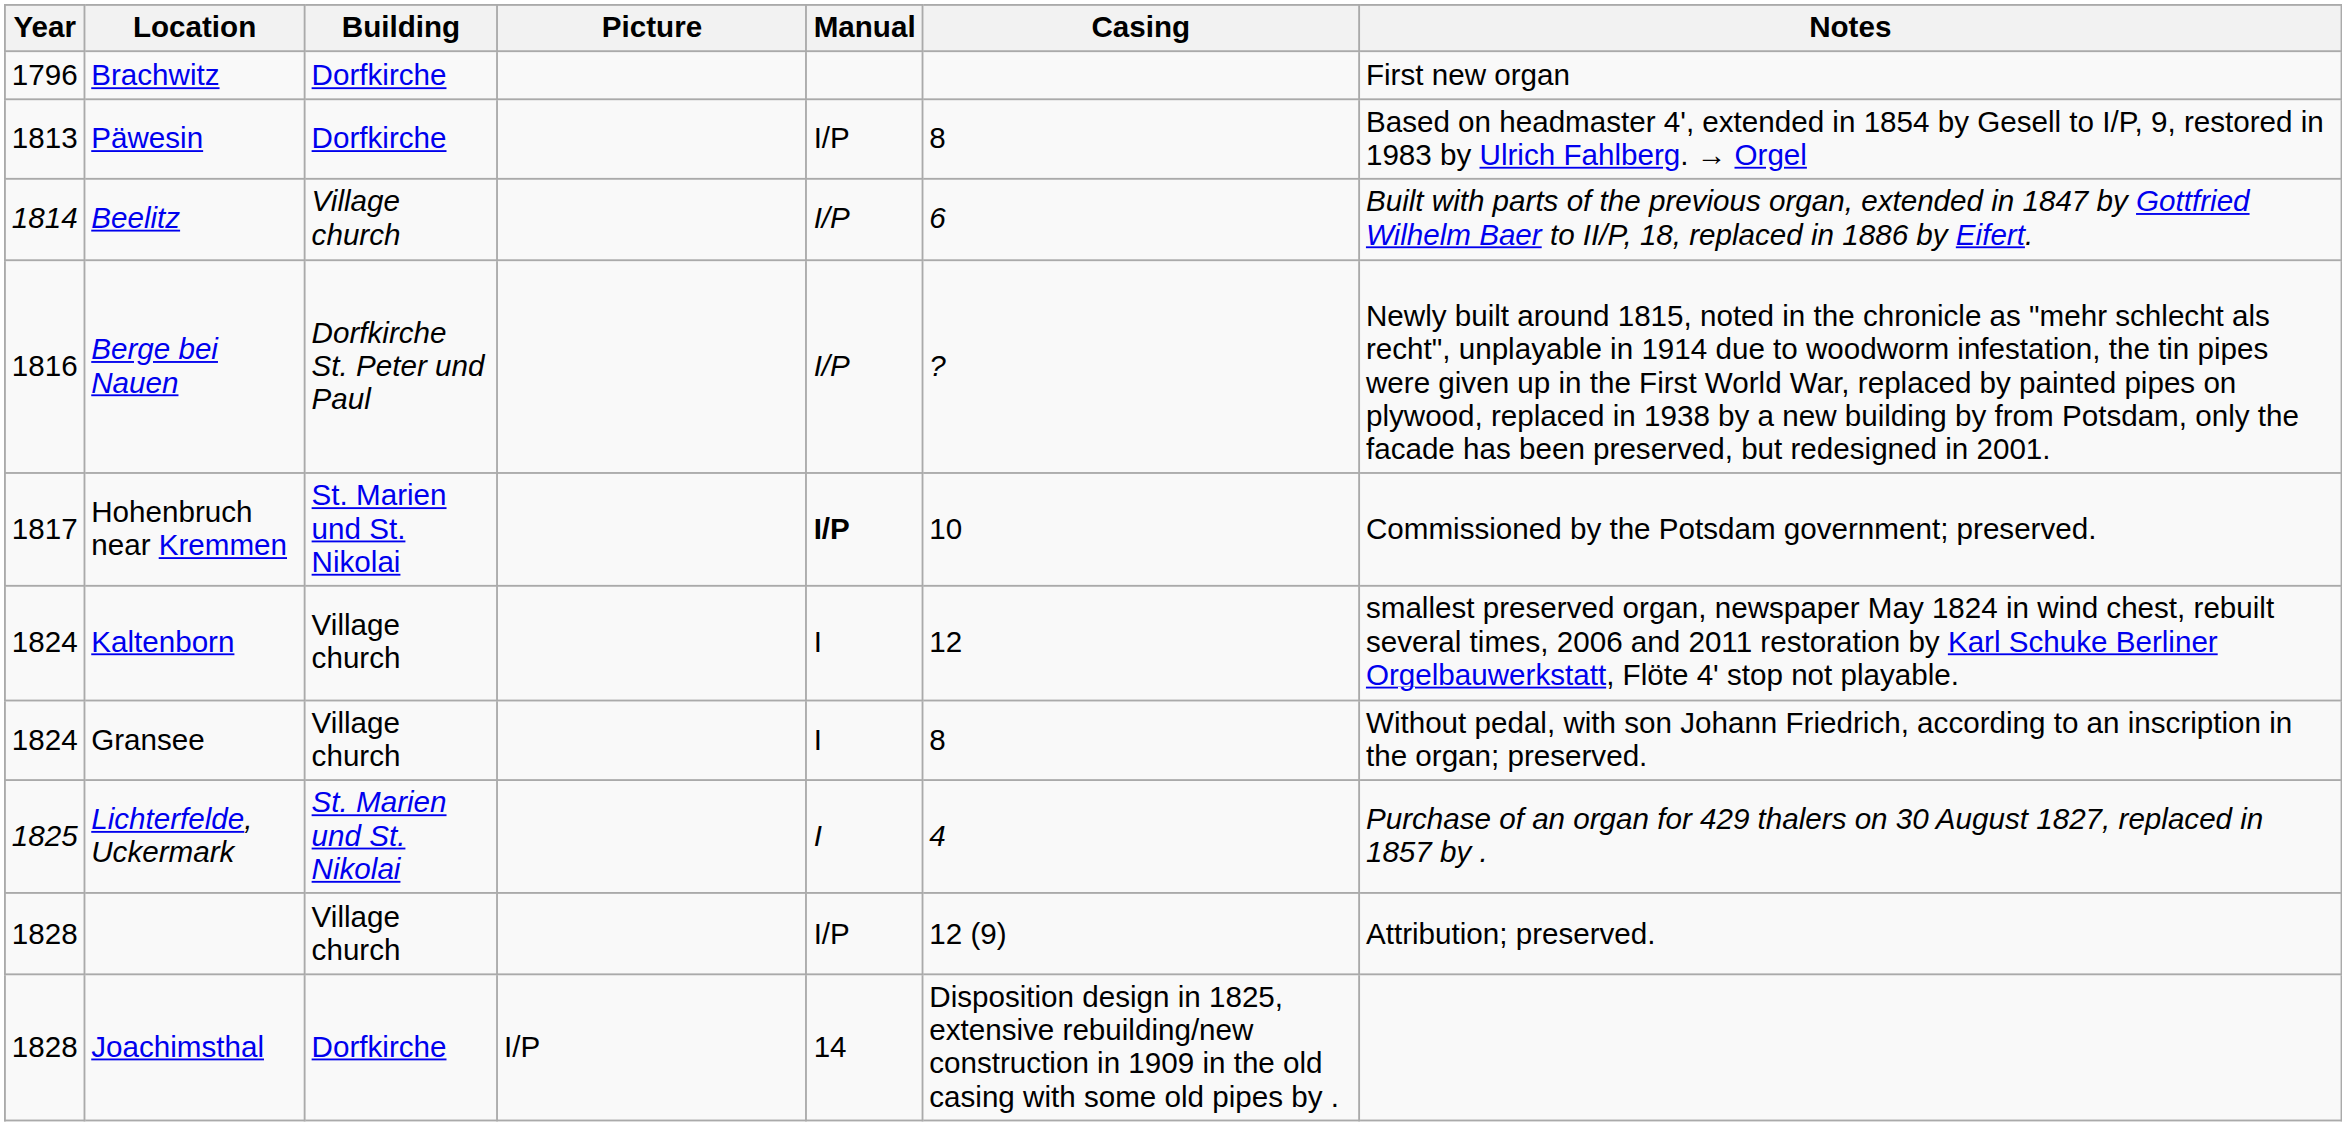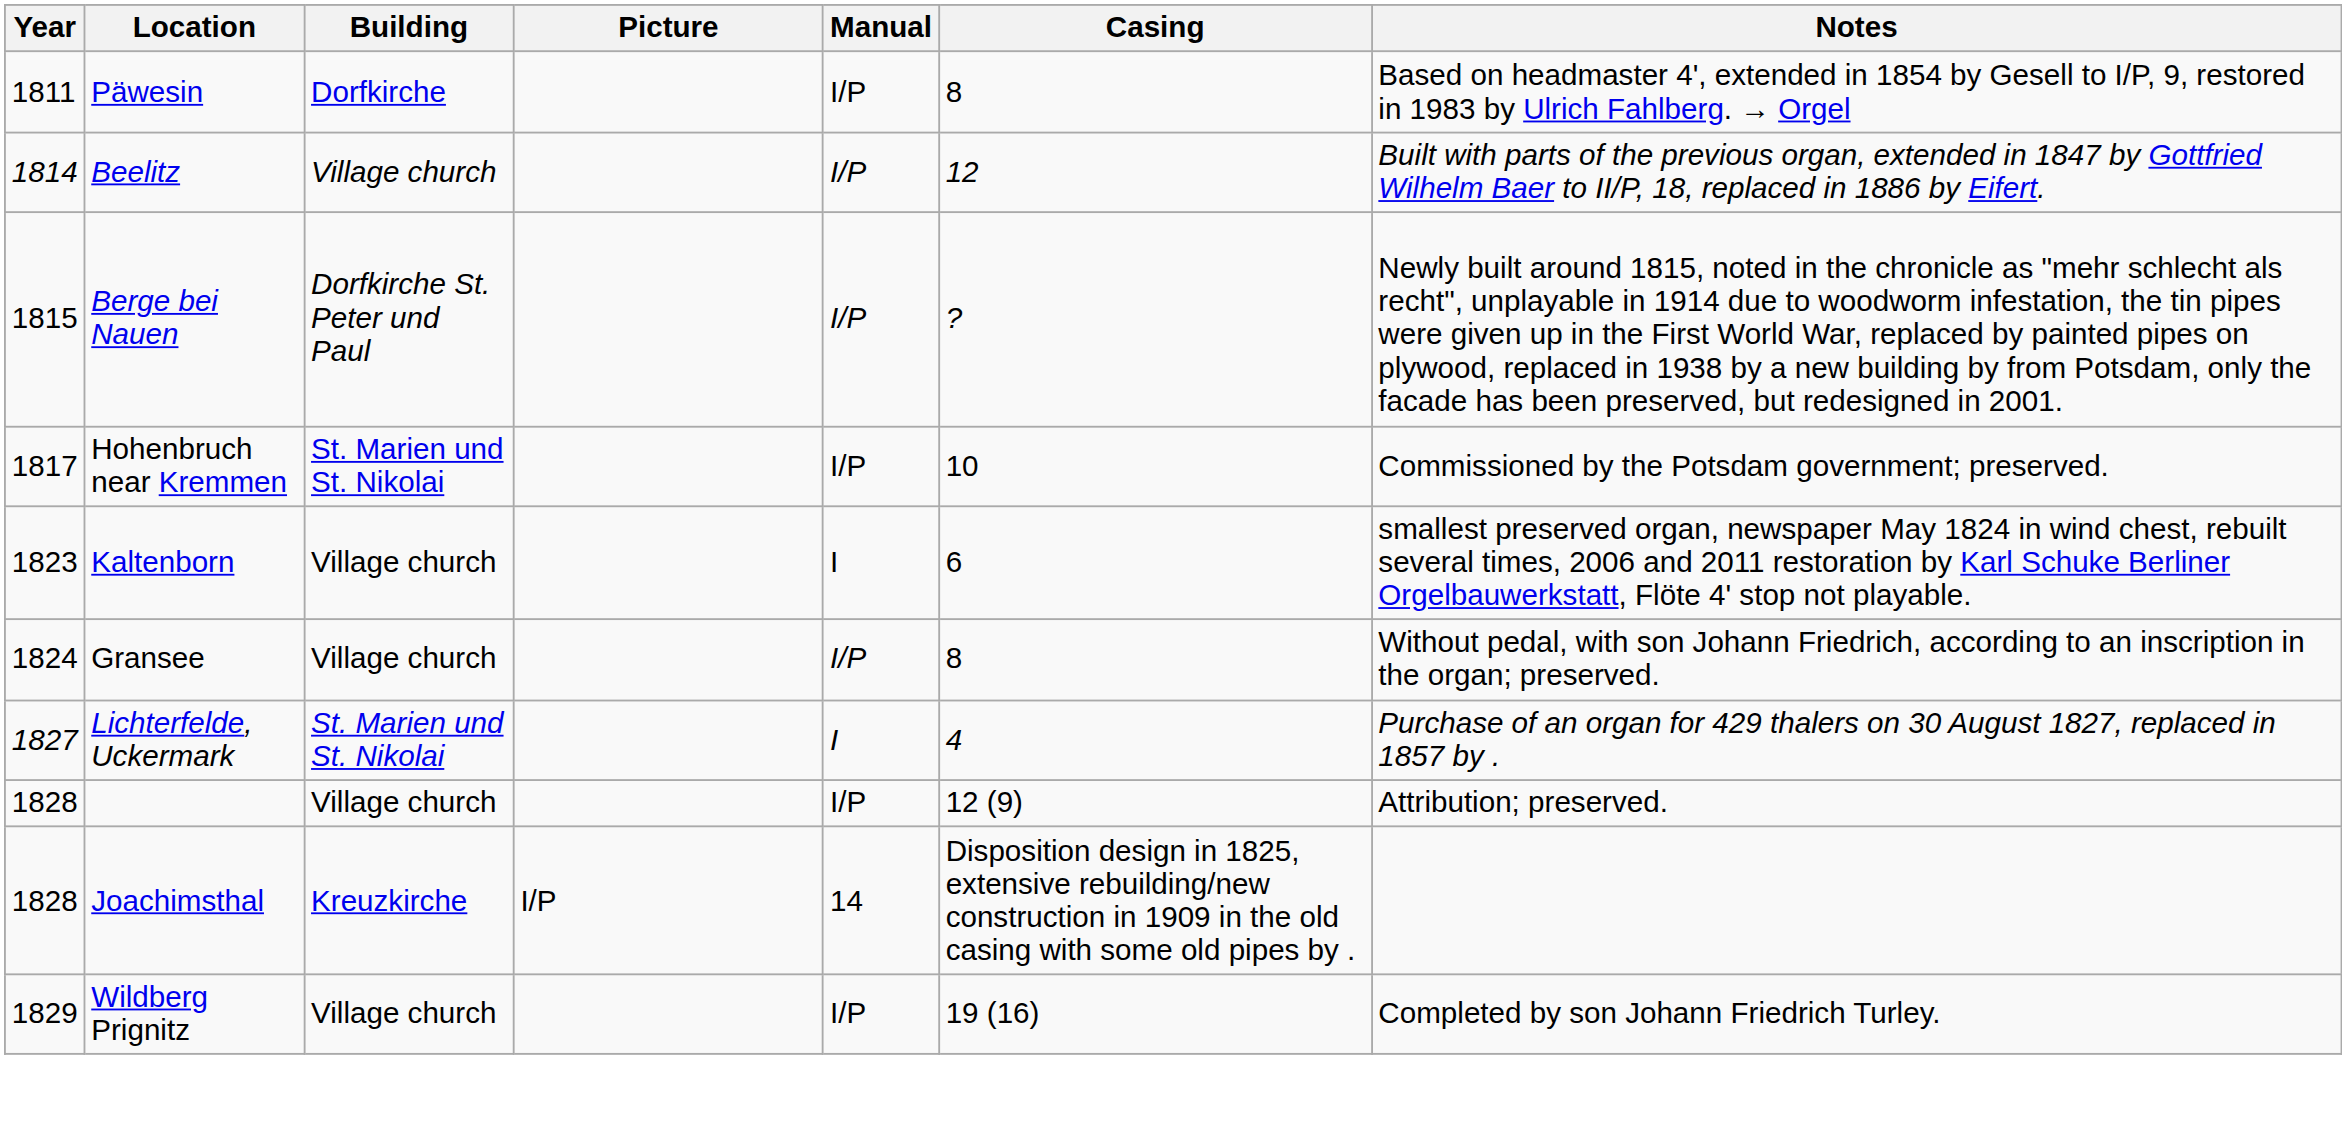- row: (155, 74)
(45, 138) 1813 -> (44, 91) 1811
(937, 218) 6 -> (962, 171) 12
(45, 365) 1816 -> (45, 318) 1815
(832, 529) bold -> (848, 465) normal
(45, 642) 1824 -> (45, 562) 1823
(946, 642) 12 -> (954, 562) 6
(818, 739) I -> (848, 659) I/P
(45, 836) 1825 -> (45, 739) 1827
(379, 1046) Dorfkirche -> (389, 900) Kreuzkirche
+ row: (150, 1013)
